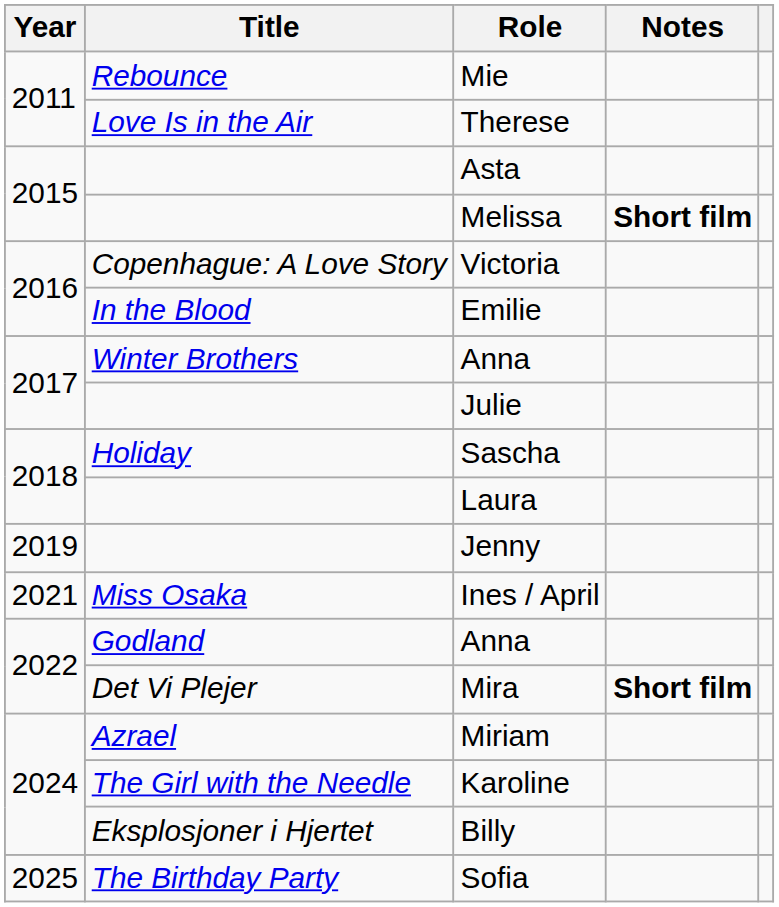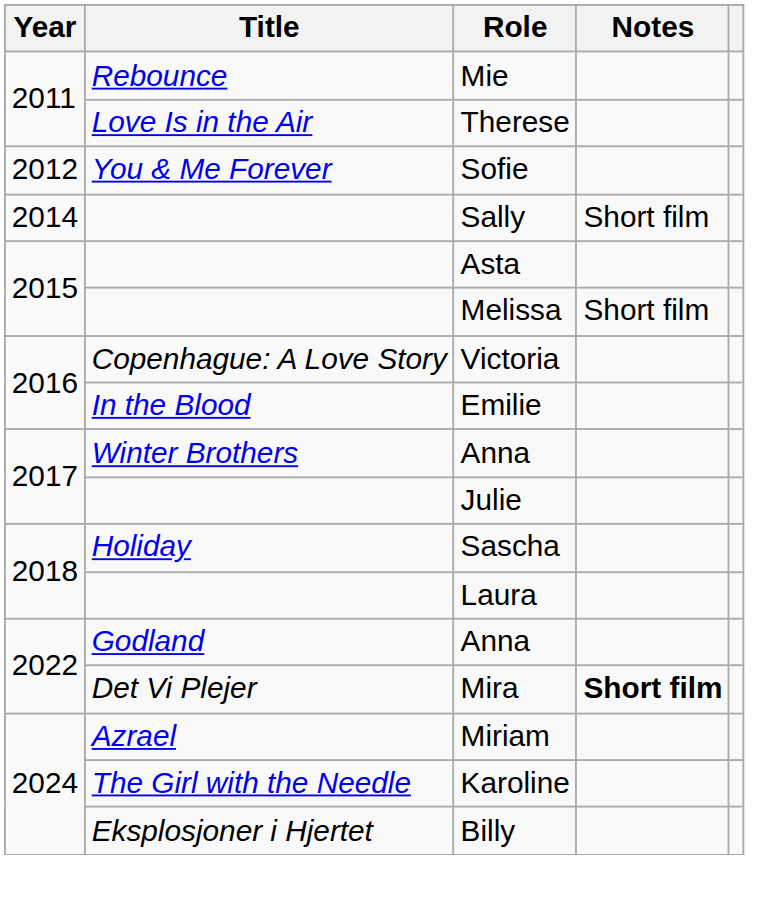+ row: (212, 169)
+ row: (269, 217)
(683, 216) bold -> (646, 311) normal
- row: (269, 548)
- row: (169, 594)
- row: (215, 877)
